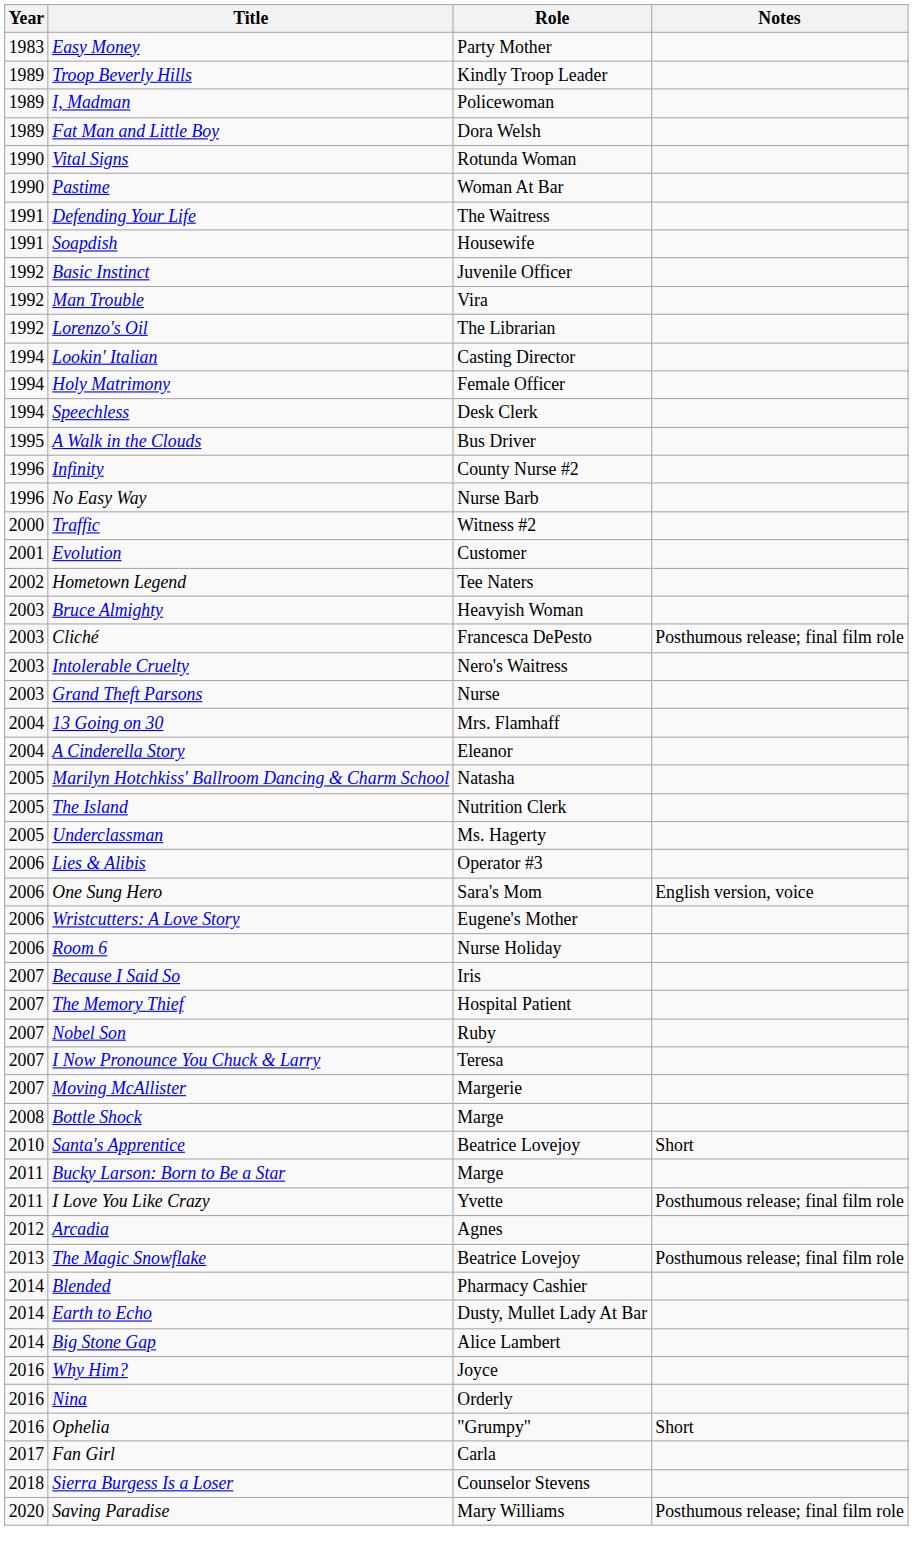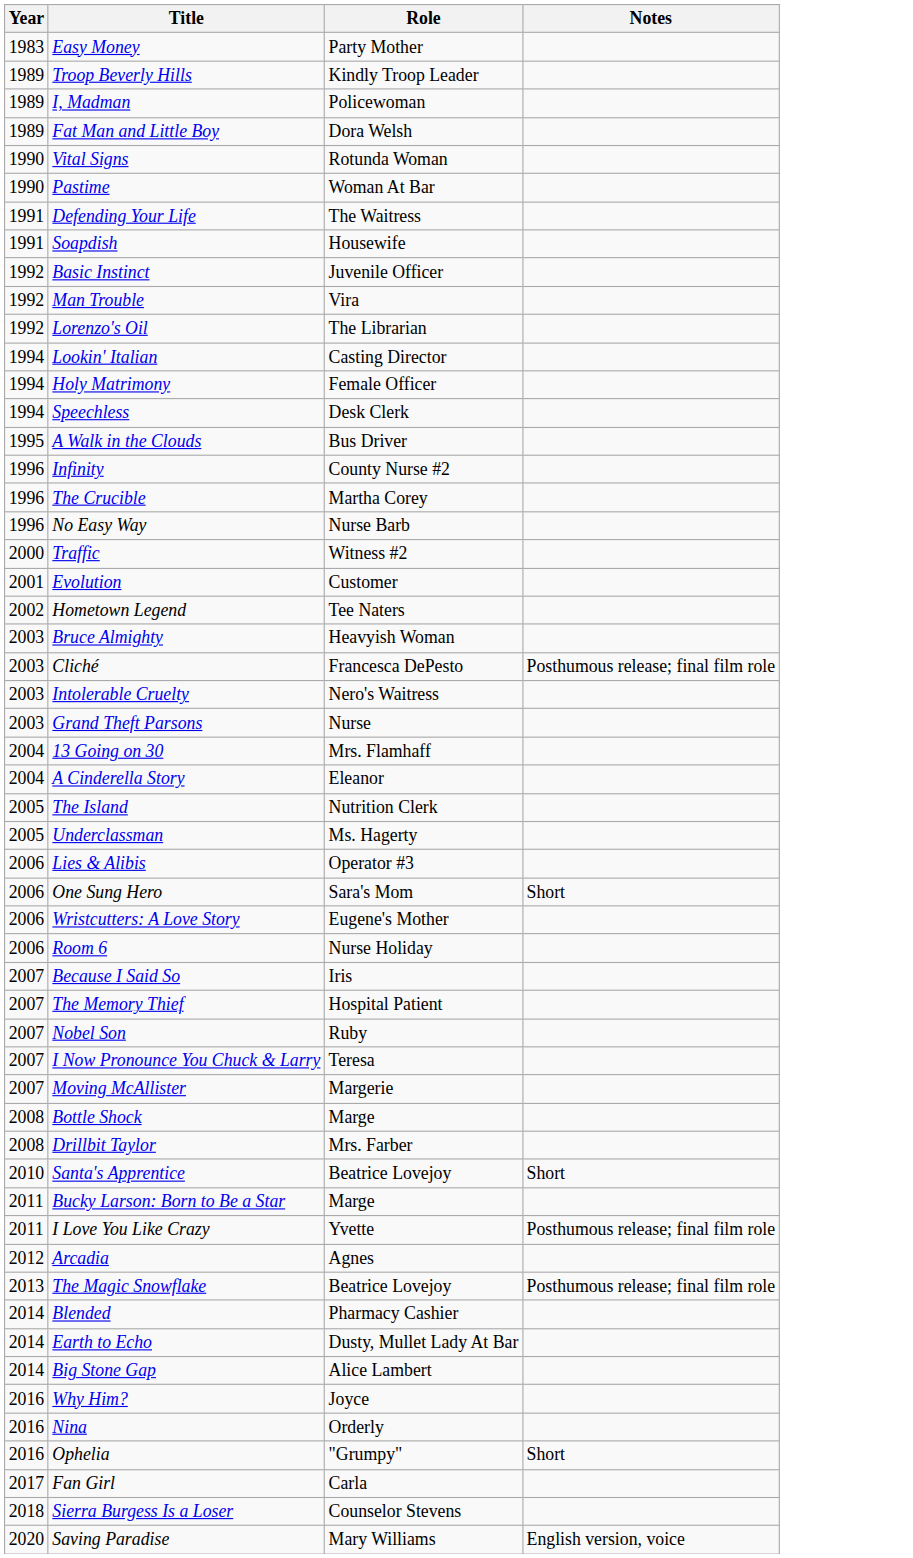+ row: (99, 497)
- row: (251, 779)
(734, 891) English version, voice -> (546, 891) Short
+ row: (104, 1145)
(780, 1511) Posthumous release; final film role -> (606, 1539) English version, voice
